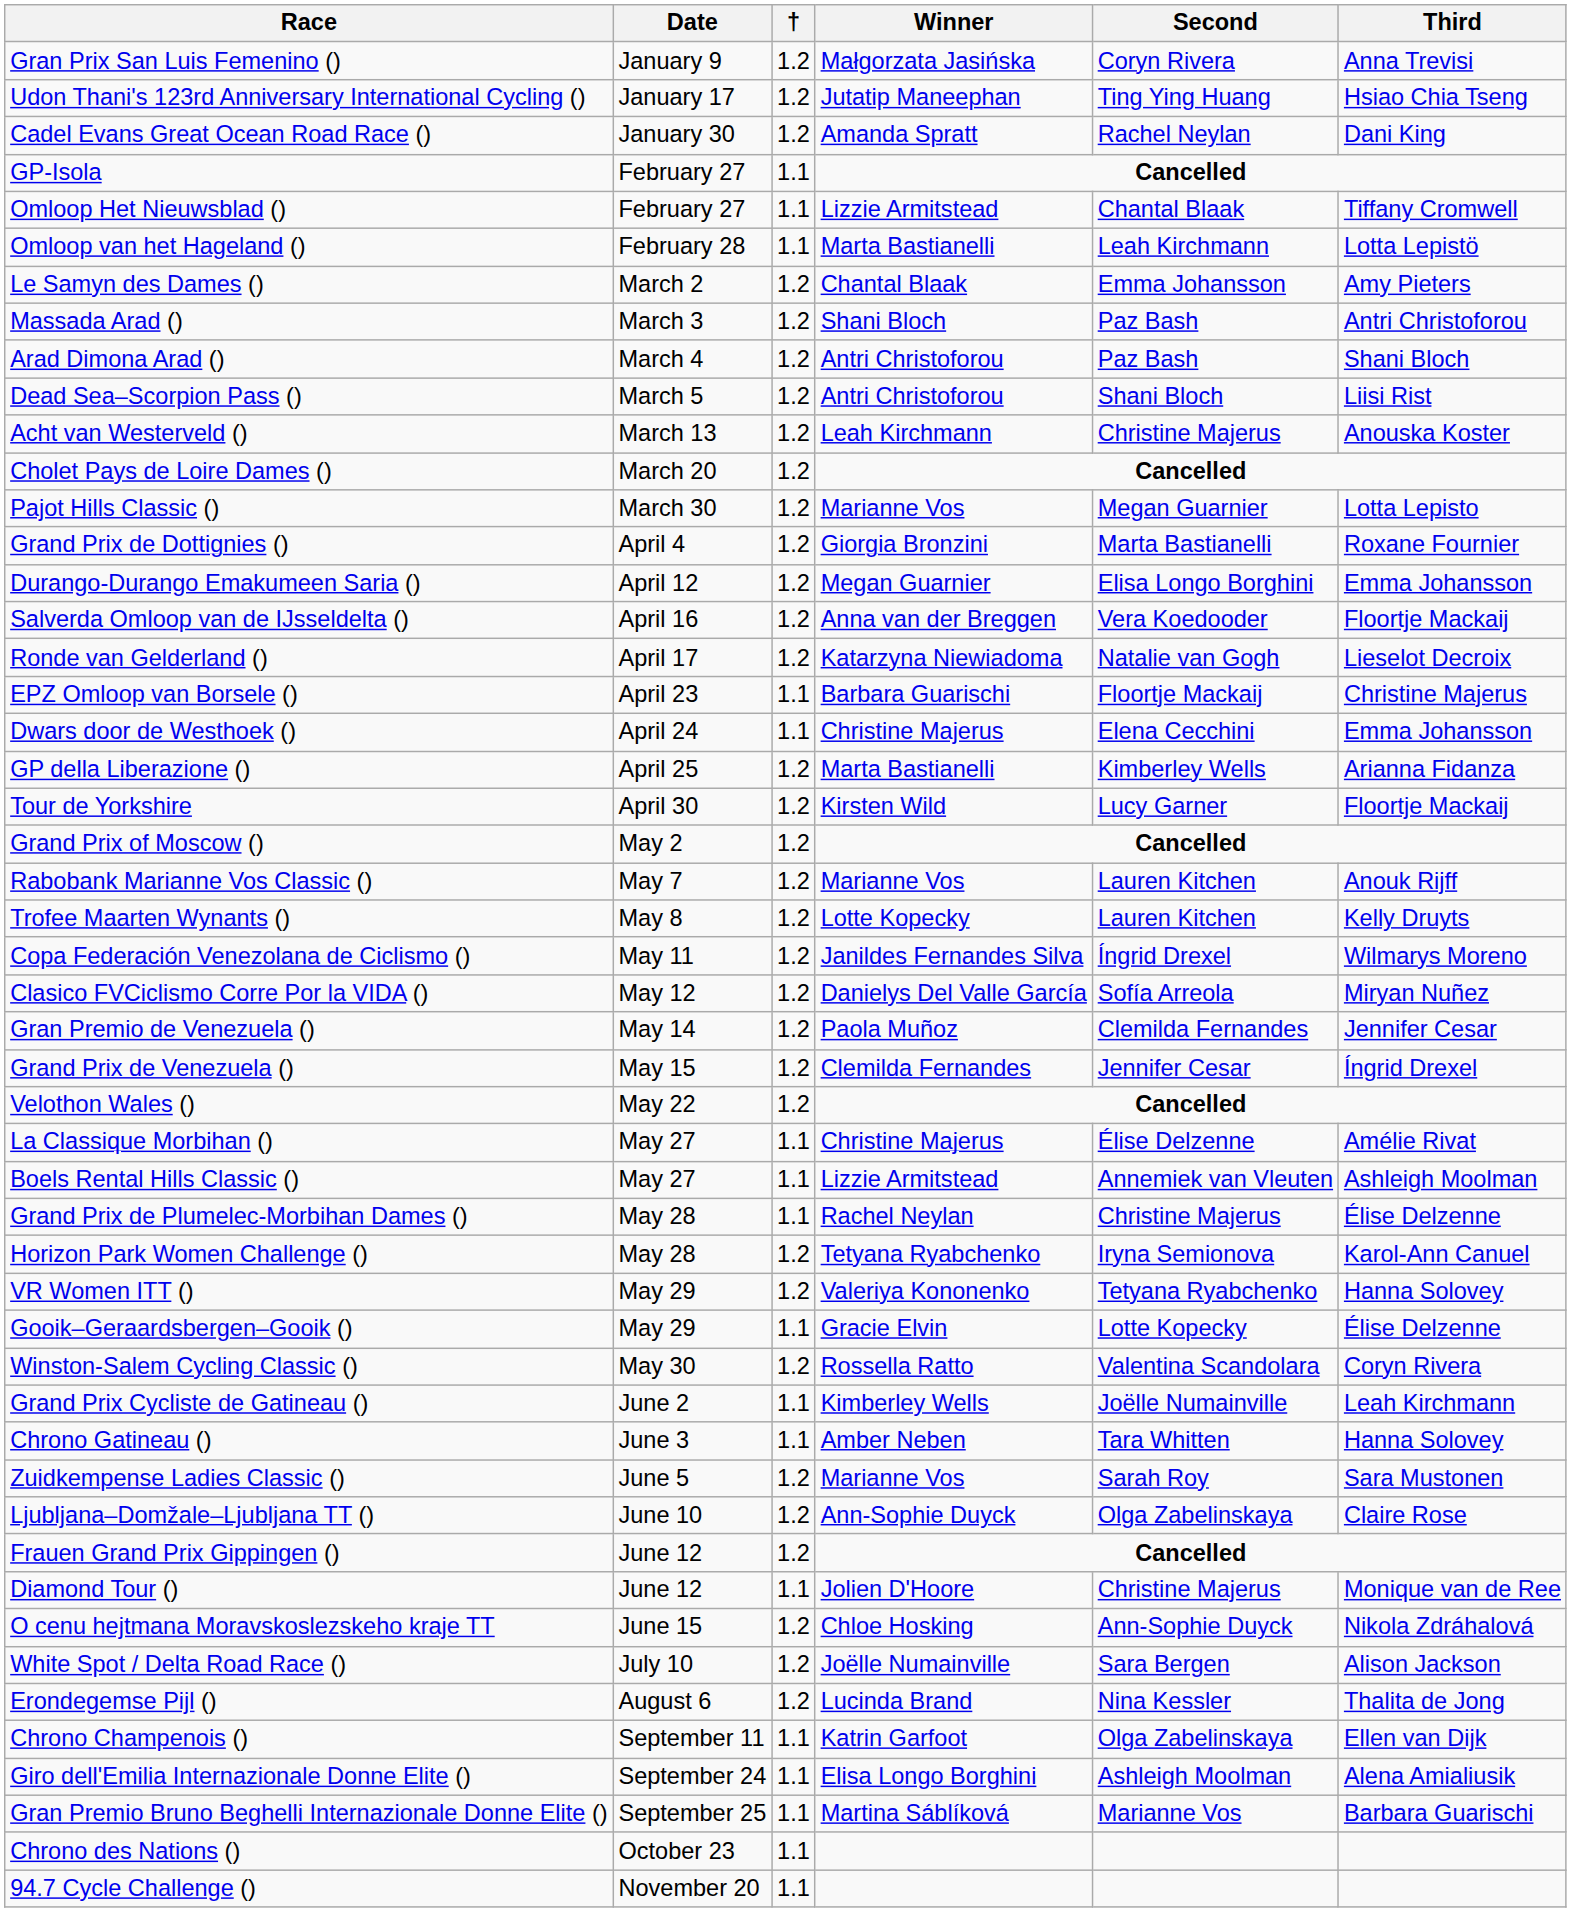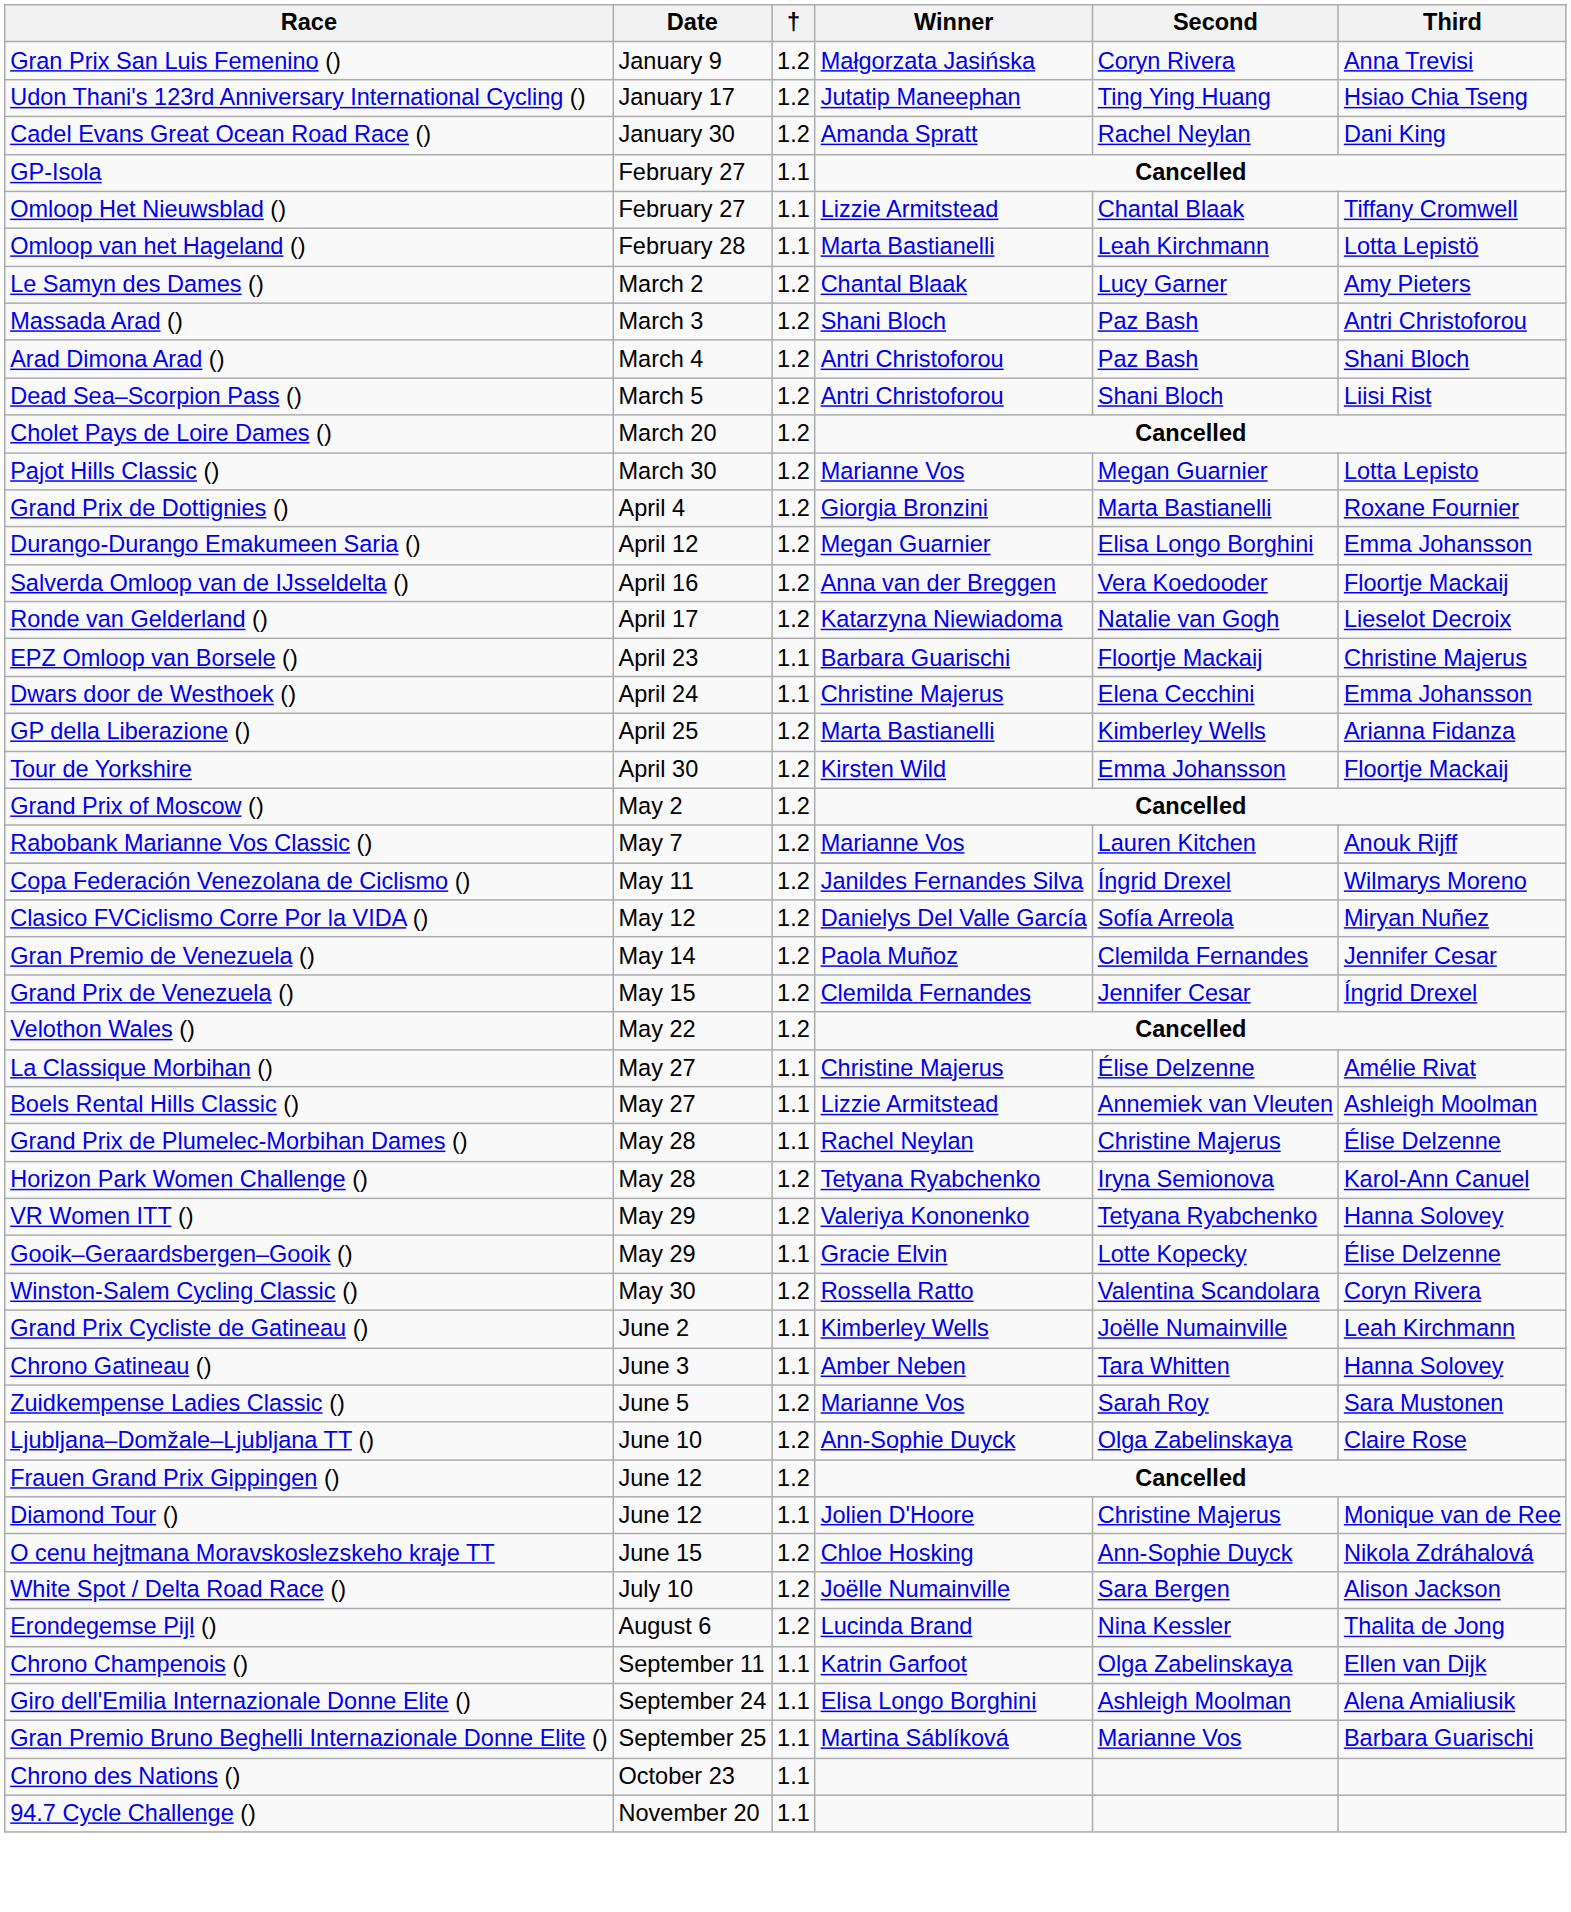(1192, 284) Emma Johansson -> (1162, 284) Lucy Garner
- row: (129, 433)
(1162, 806) Lucy Garner -> (1192, 769) Emma Johansson
- row: (150, 918)
